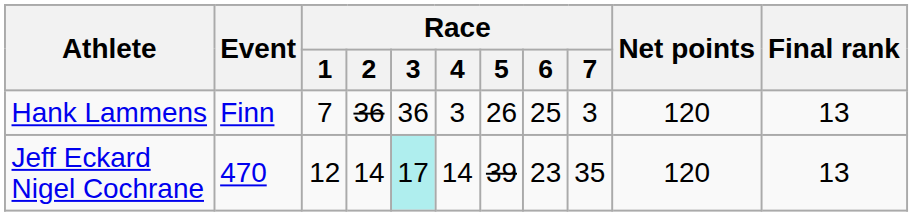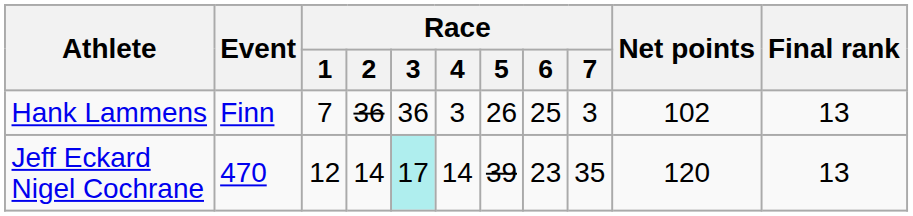(687, 113) 120 -> (687, 113) 102
